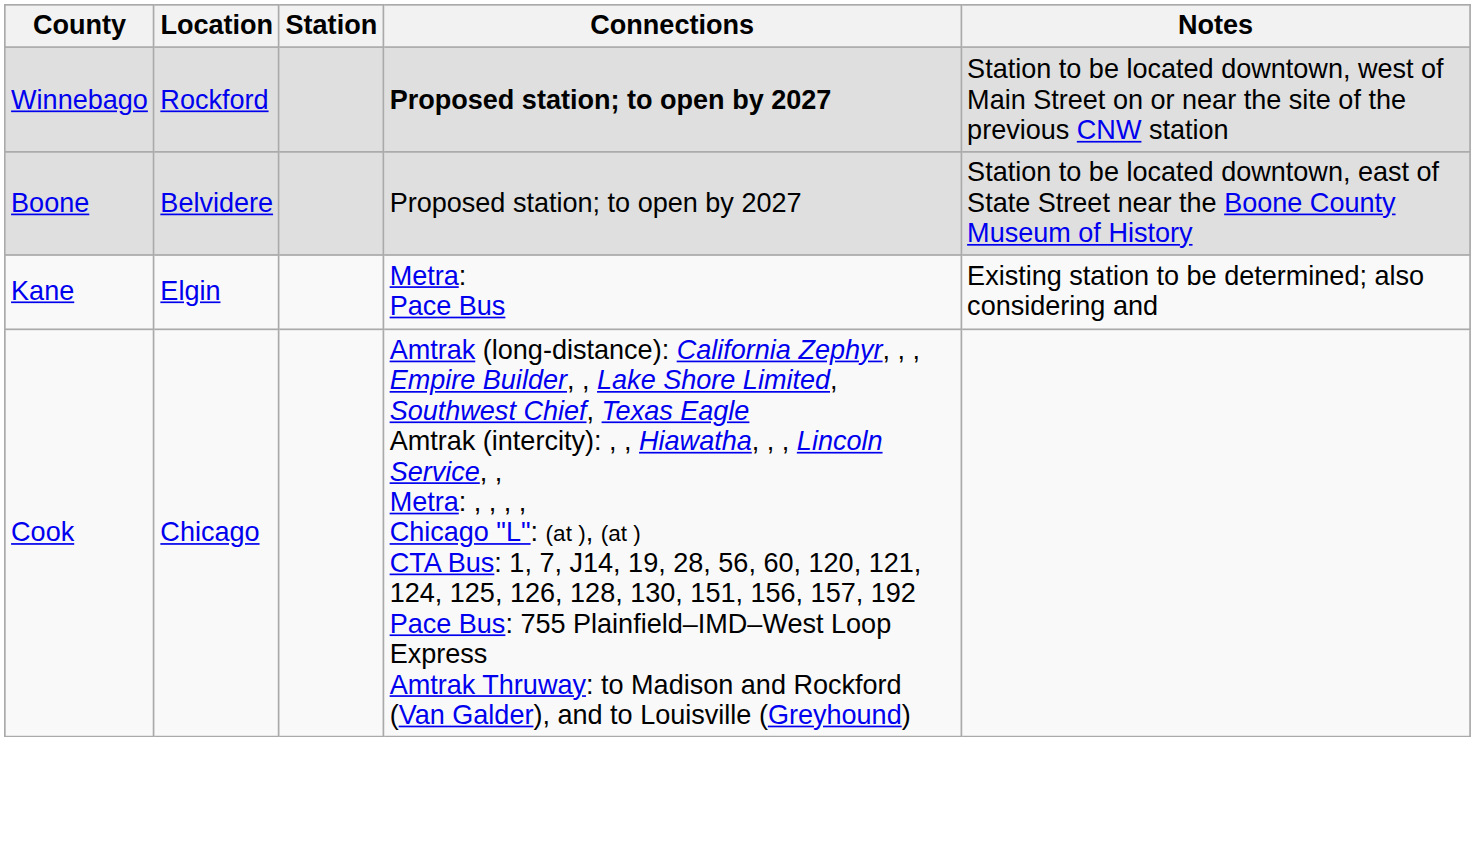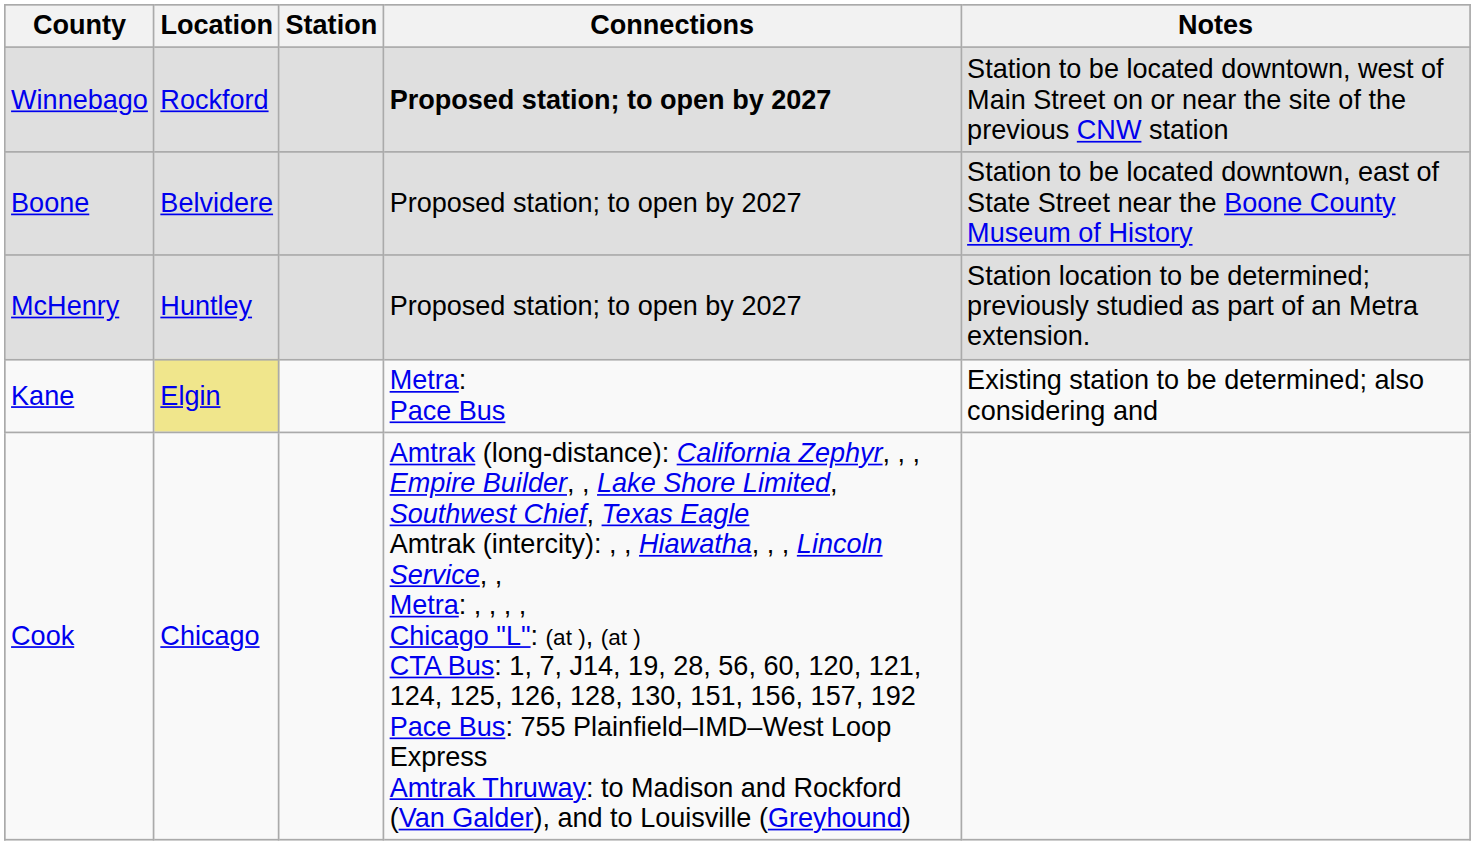+ row: (65, 306)
(190, 291) no background -> (190, 395) khaki background
